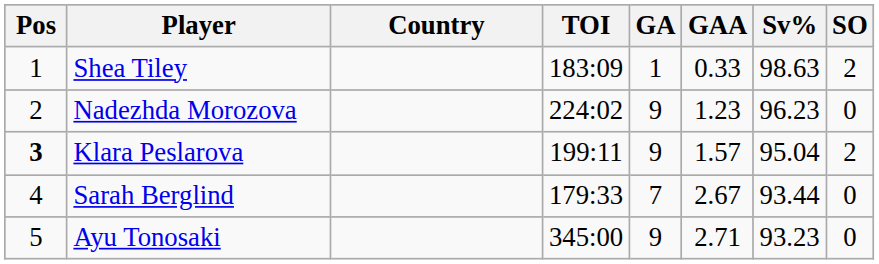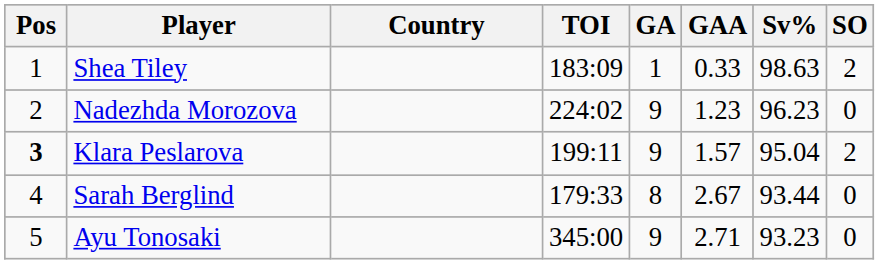(656, 195) 7 -> (656, 195) 8
